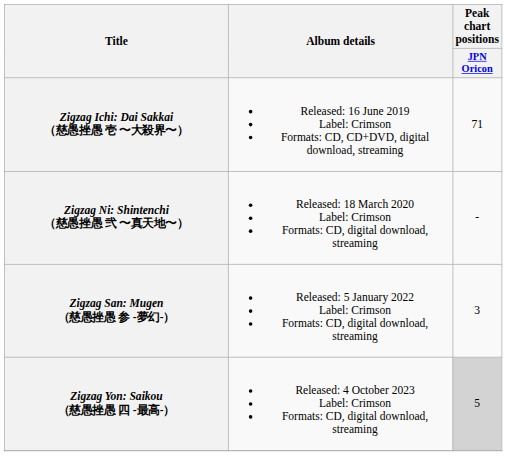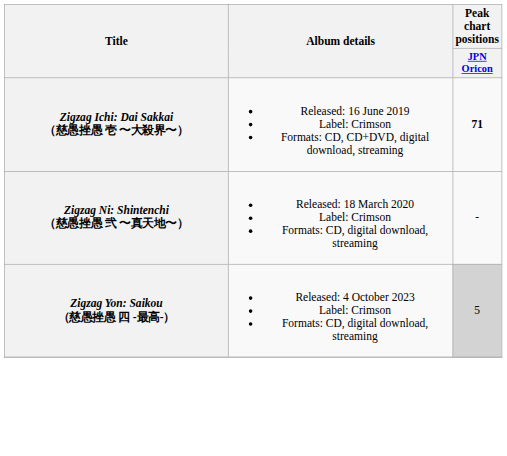(477, 124) normal -> (477, 124) bold
- row: (116, 310)
